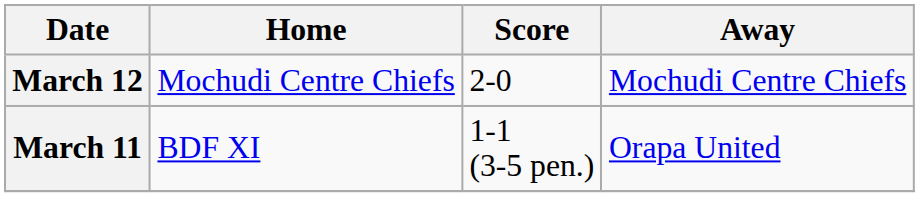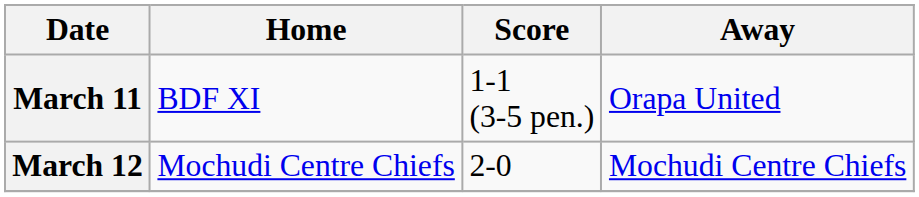rows swapped: (78, 147) <-> (78, 79)
